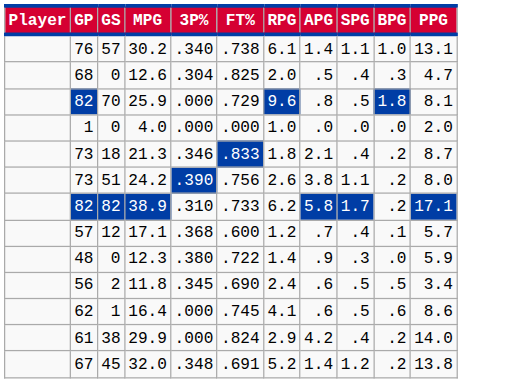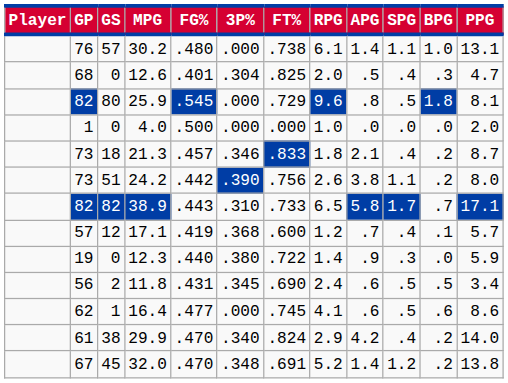+ column: (194, 20)
(194, 49) .340 -> (240, 49) .000
(111, 102) 70 -> (111, 102) 80
(282, 207) 6.2 -> (328, 207) 6.5
(397, 207) .2 -> (443, 207) .7
(84, 259) 48 -> (84, 259) 19
(194, 338) .000 -> (240, 338) .340
